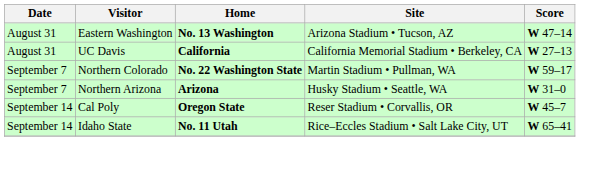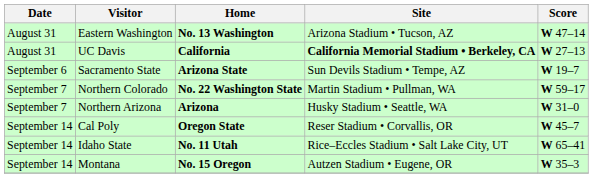(415, 51) normal -> (421, 51) bold
+ row: (119, 70)
+ row: (99, 164)
